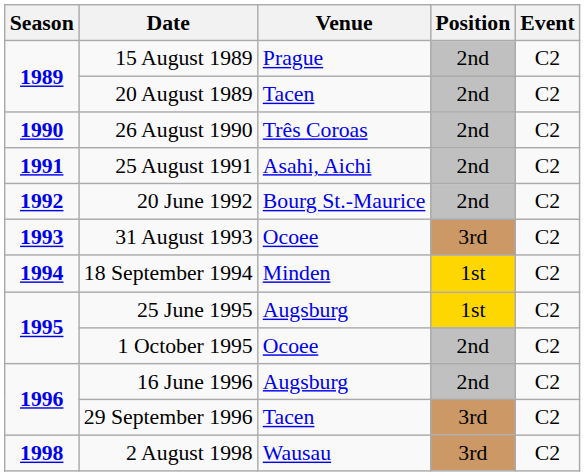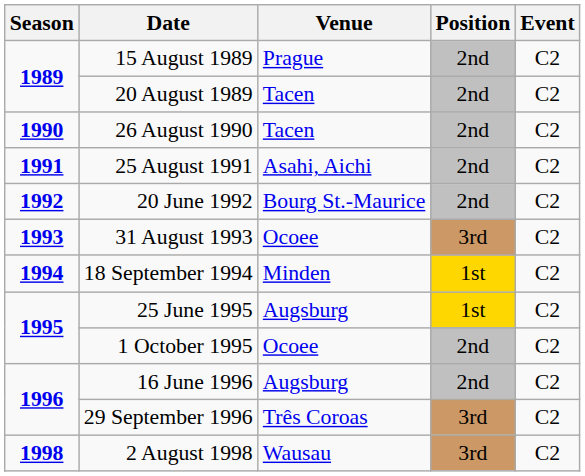(315, 130) Três Coroas -> (289, 130) Tacen
(289, 416) Tacen -> (315, 416) Três Coroas
